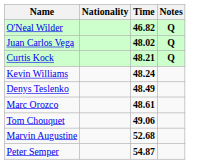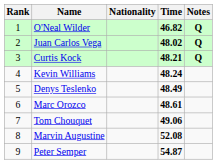+ column: (18, 12)
(144, 136) 52.68 -> (171, 136) 52.08
